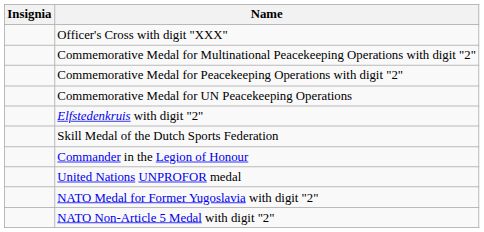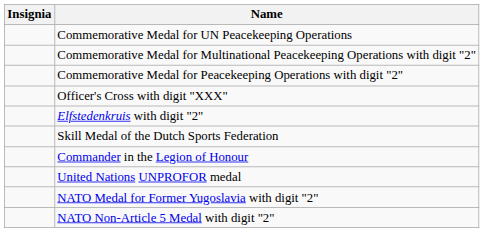rows swapped: (205, 95) <-> (143, 34)
